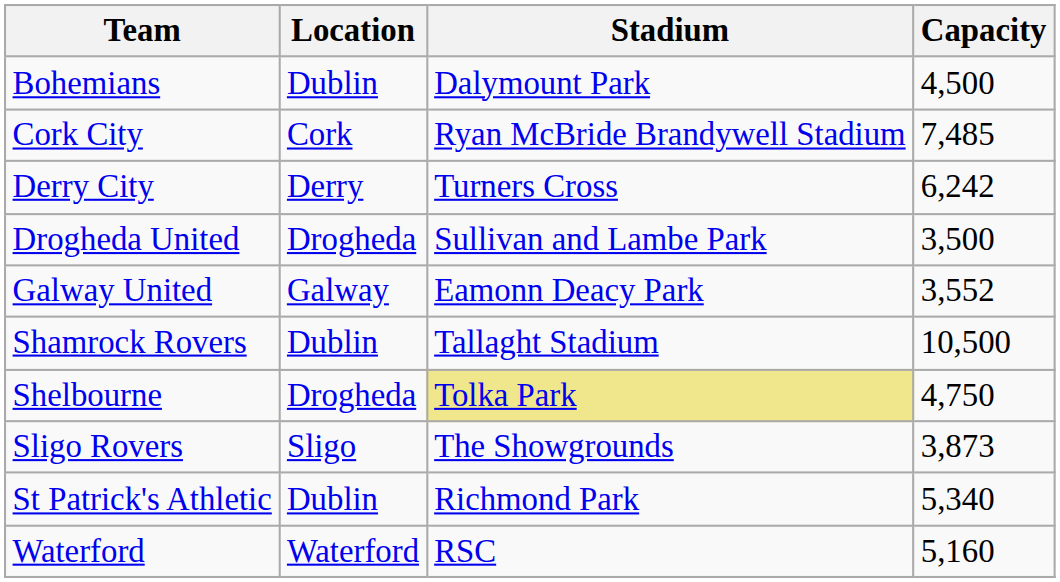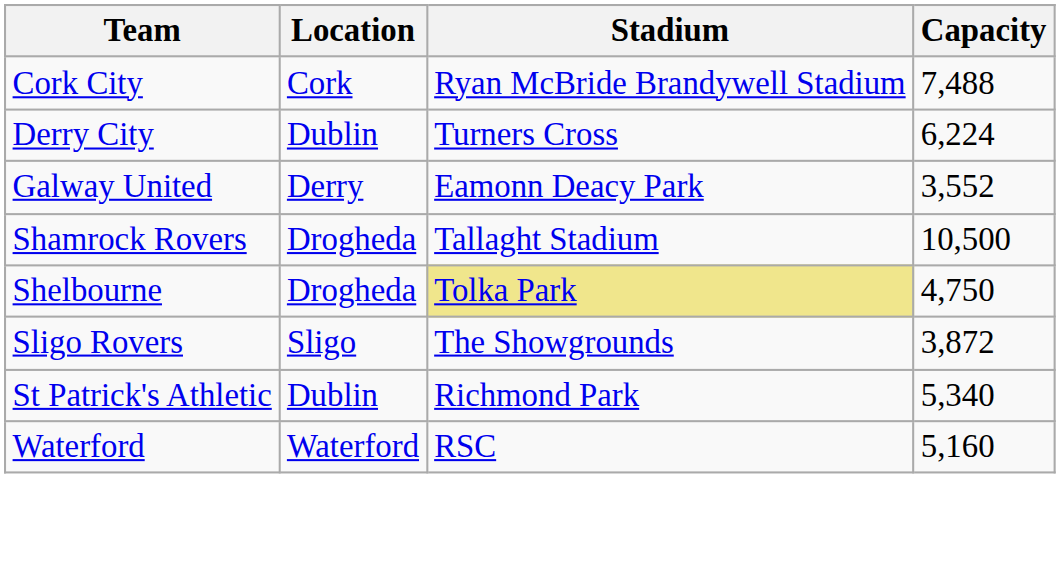- row: (86, 82)
(958, 134) 7,485 -> (958, 82) 7,488
(325, 186) Derry -> (332, 134) Dublin
(958, 186) 6,242 -> (958, 134) 6,224
- row: (126, 238)
(338, 290) Galway -> (325, 186) Derry
(332, 342) Dublin -> (352, 238) Drogheda
(958, 446) 3,873 -> (958, 342) 3,872
